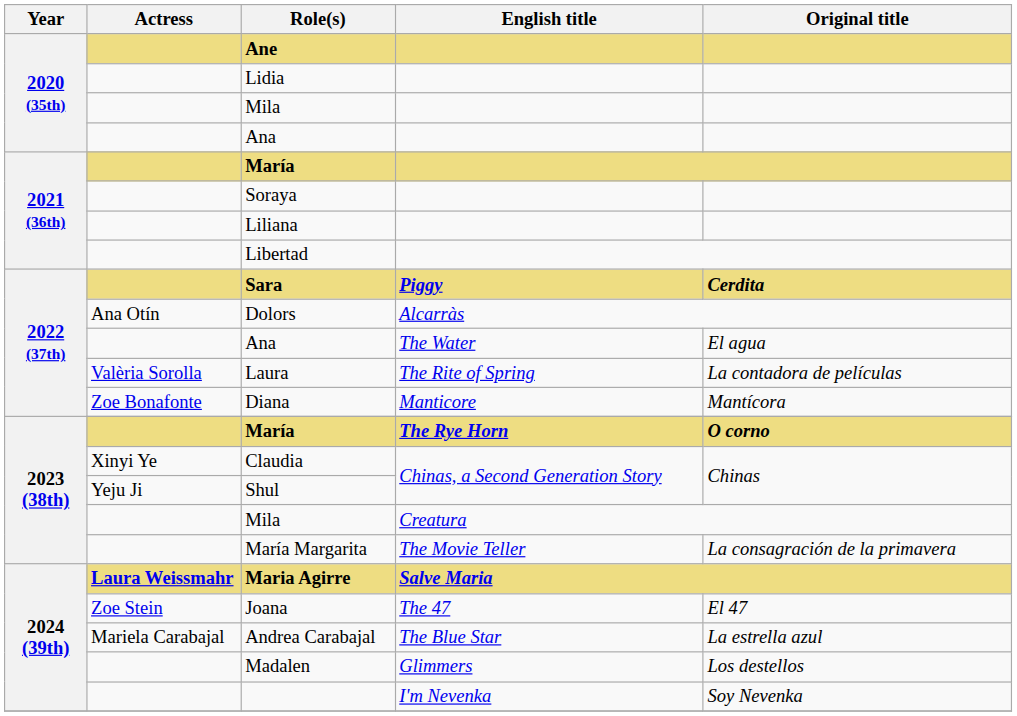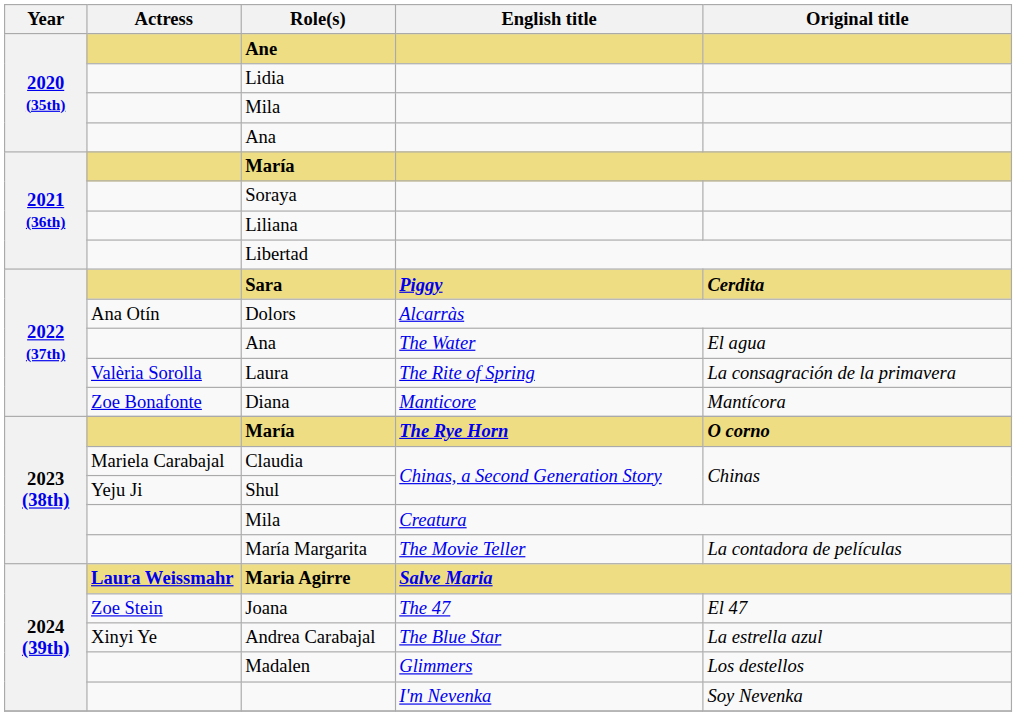(805, 372) La contadora de películas -> (832, 372) La consagración de la primavera
(124, 460) Xinyi Ye -> (158, 460) Mariela Carabajal
(832, 549) La consagración de la primavera -> (805, 549) La contadora de películas
(158, 637) Mariela Carabajal -> (124, 637) Xinyi Ye
